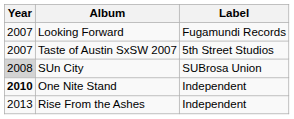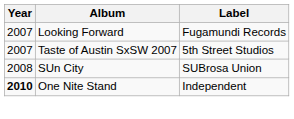(20, 68) lightgrey background -> (20, 68) no background
- row: (91, 104)
